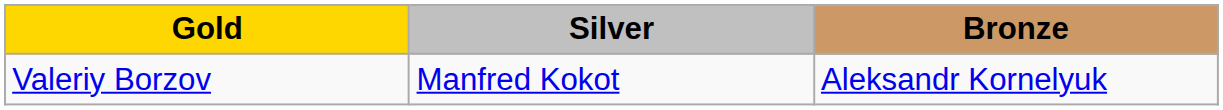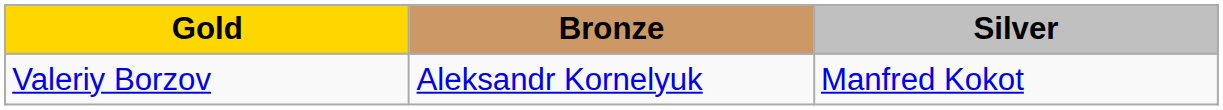columns swapped: (612, 29) <-> (1016, 29)
